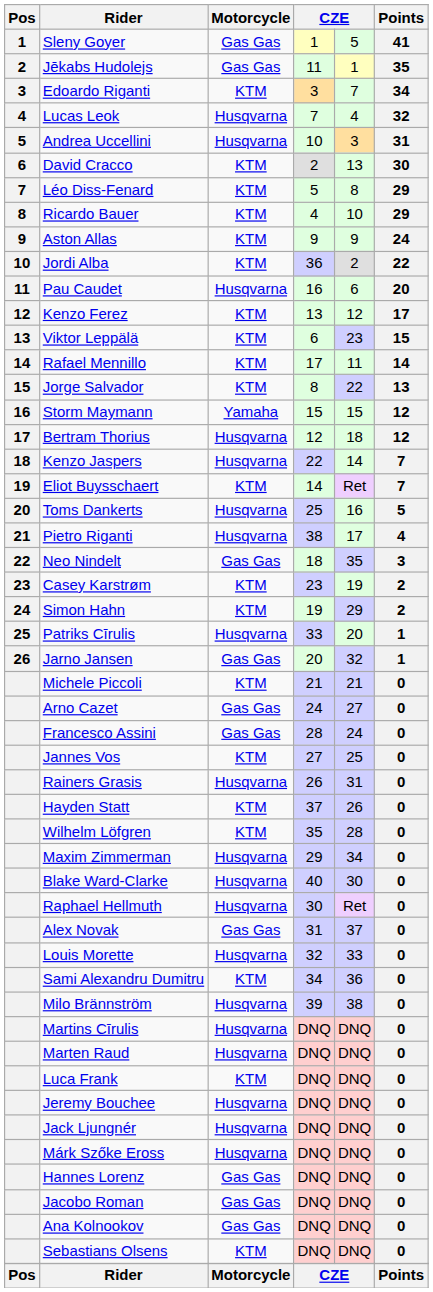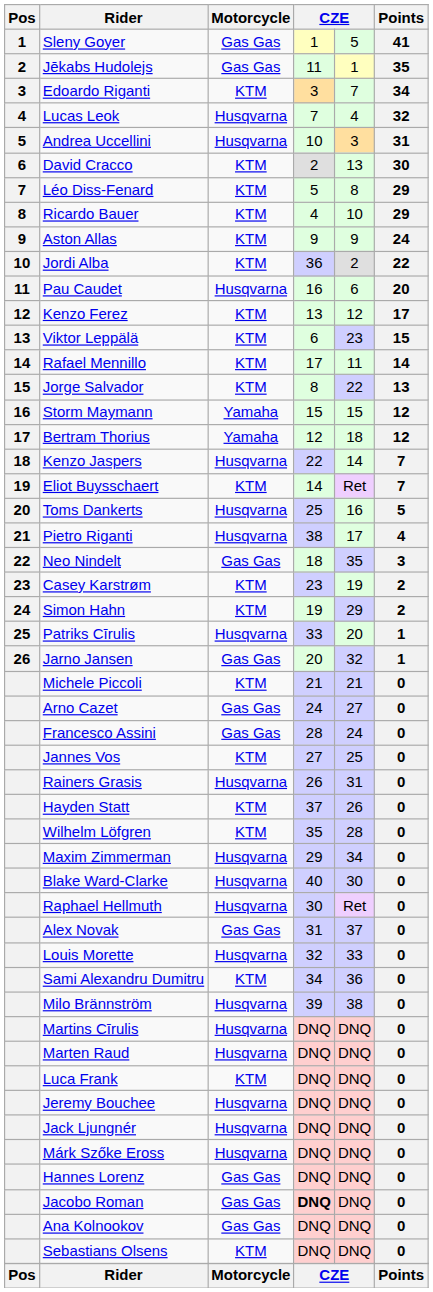(251, 436) Husqvarna -> (251, 436) Yamaha
(314, 1201) normal -> (314, 1201) bold
